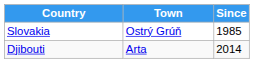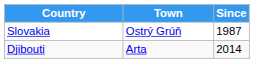(229, 31) 1985 -> (229, 31) 1987
